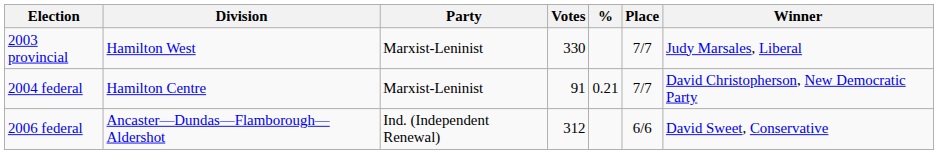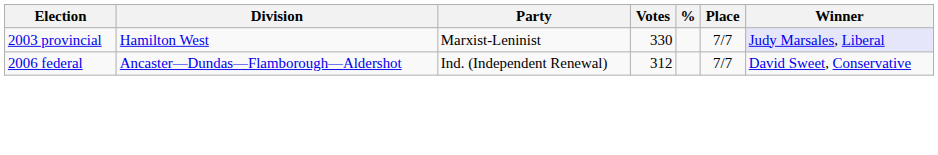(734, 48) no background -> (817, 39) lavender background
- row: (45, 88)
(642, 128) 6/6 -> (723, 63) 7/7
